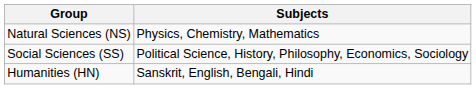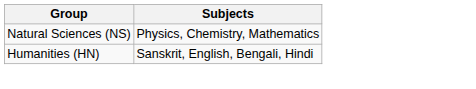- row: (66, 53)
